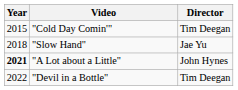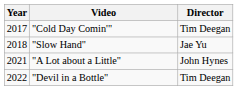(17, 28) 2015 -> (17, 28) 2017
(17, 61) bold -> (17, 61) normal
